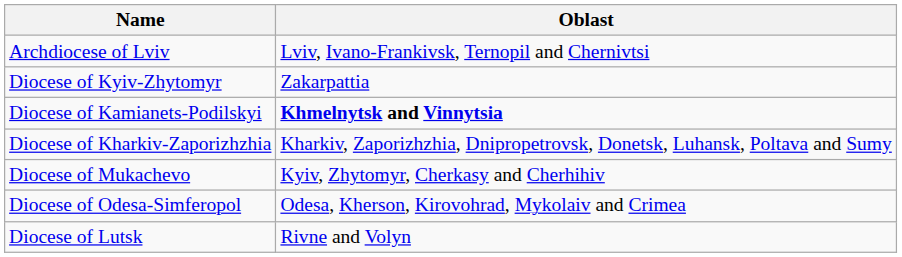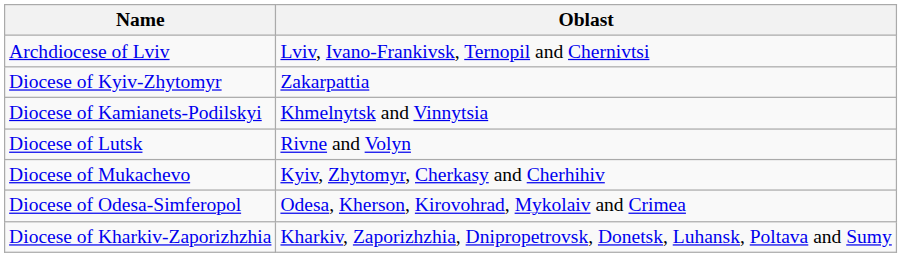(392, 112) bold -> (384, 112) normal
rows swapped: (76, 236) <-> (140, 143)
